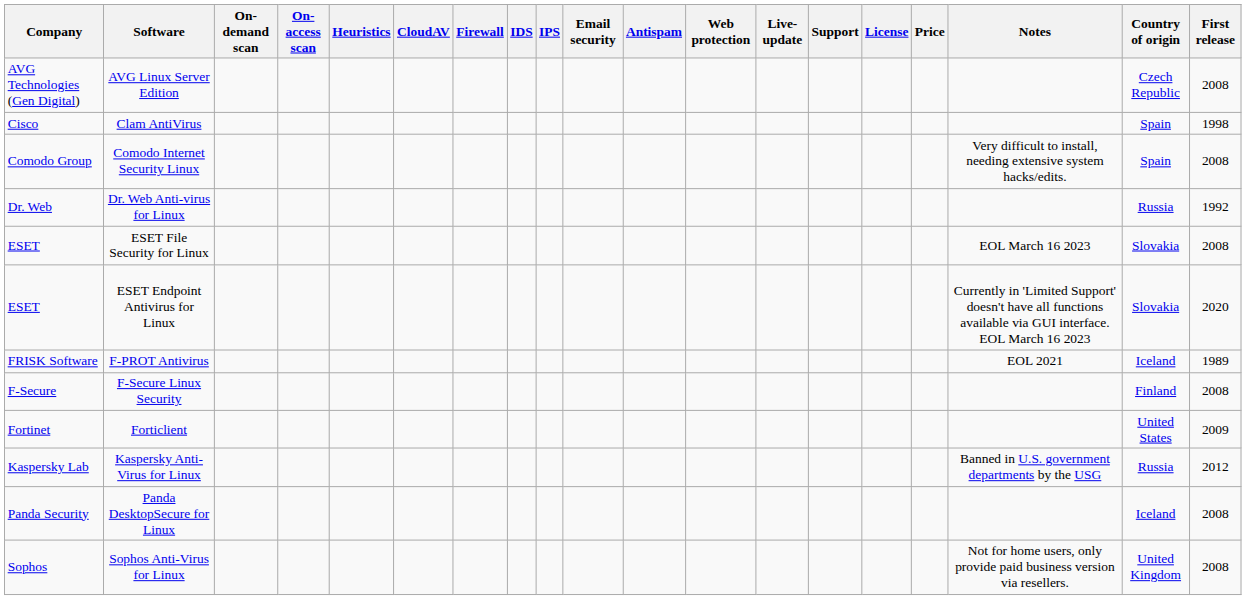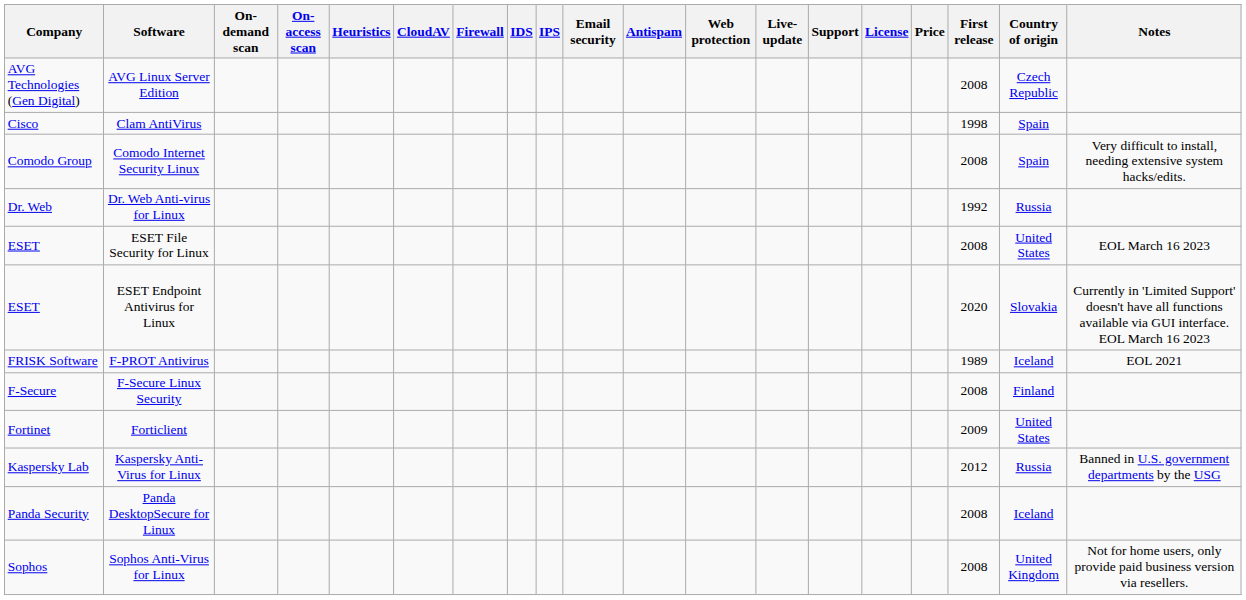columns swapped: (1215, 31) <-> (1035, 31)
(1156, 245) Slovakia -> (1034, 245) United States
